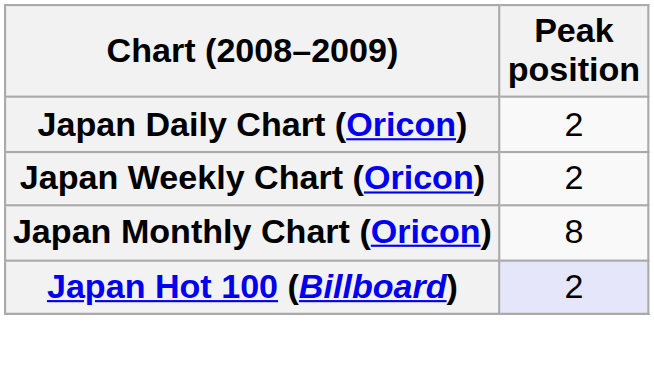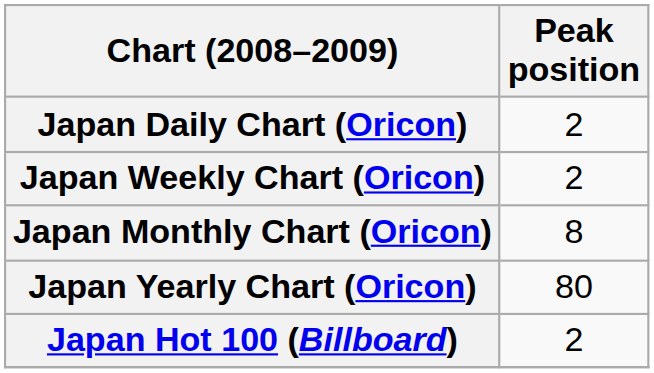+ row: (252, 286)
(574, 286) lavender background -> (574, 340) no background
